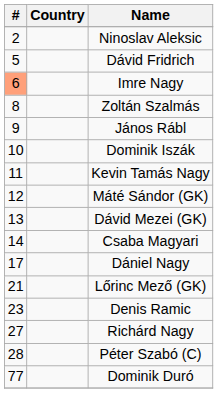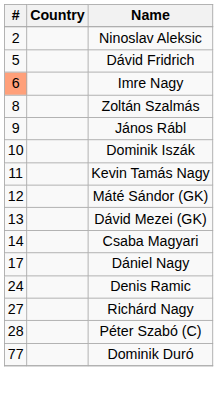- row: (151, 286)
(16, 309) 23 -> (16, 286) 24
